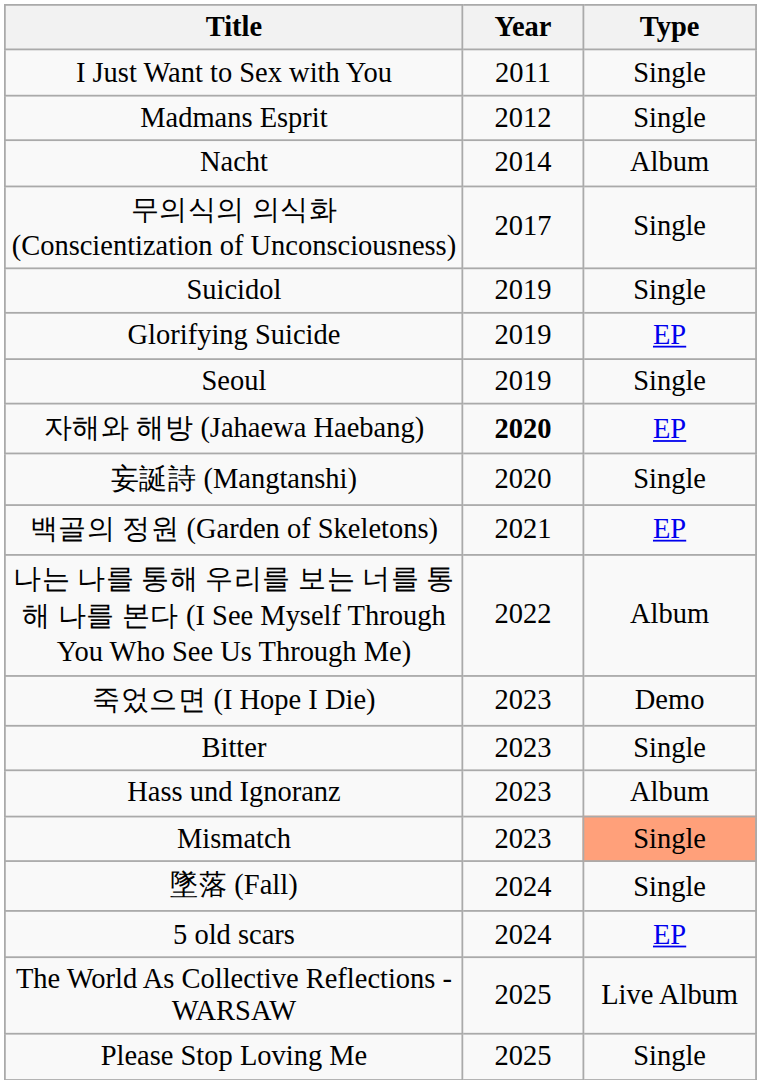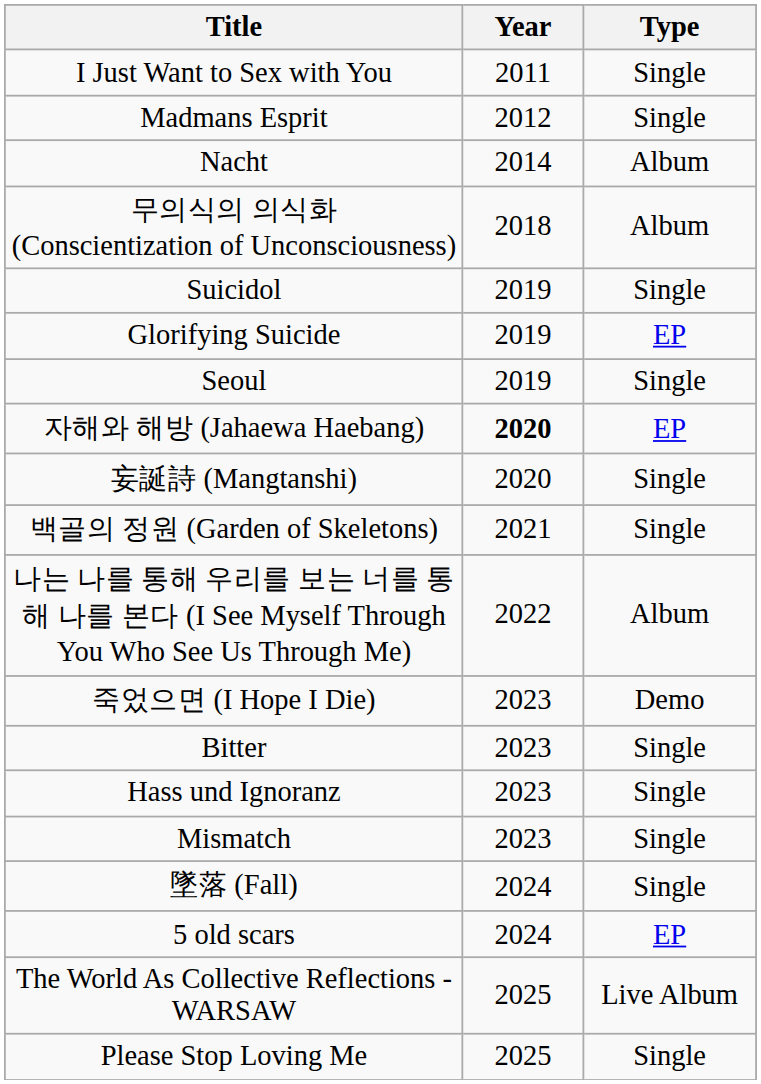(523, 226) 2017 -> (523, 226) 2018
(670, 226) Single -> (670, 226) Album
(670, 529) EP -> (670, 529) Single
(670, 792) Album -> (670, 792) Single
(670, 838) lightsalmon background -> (670, 838) no background
